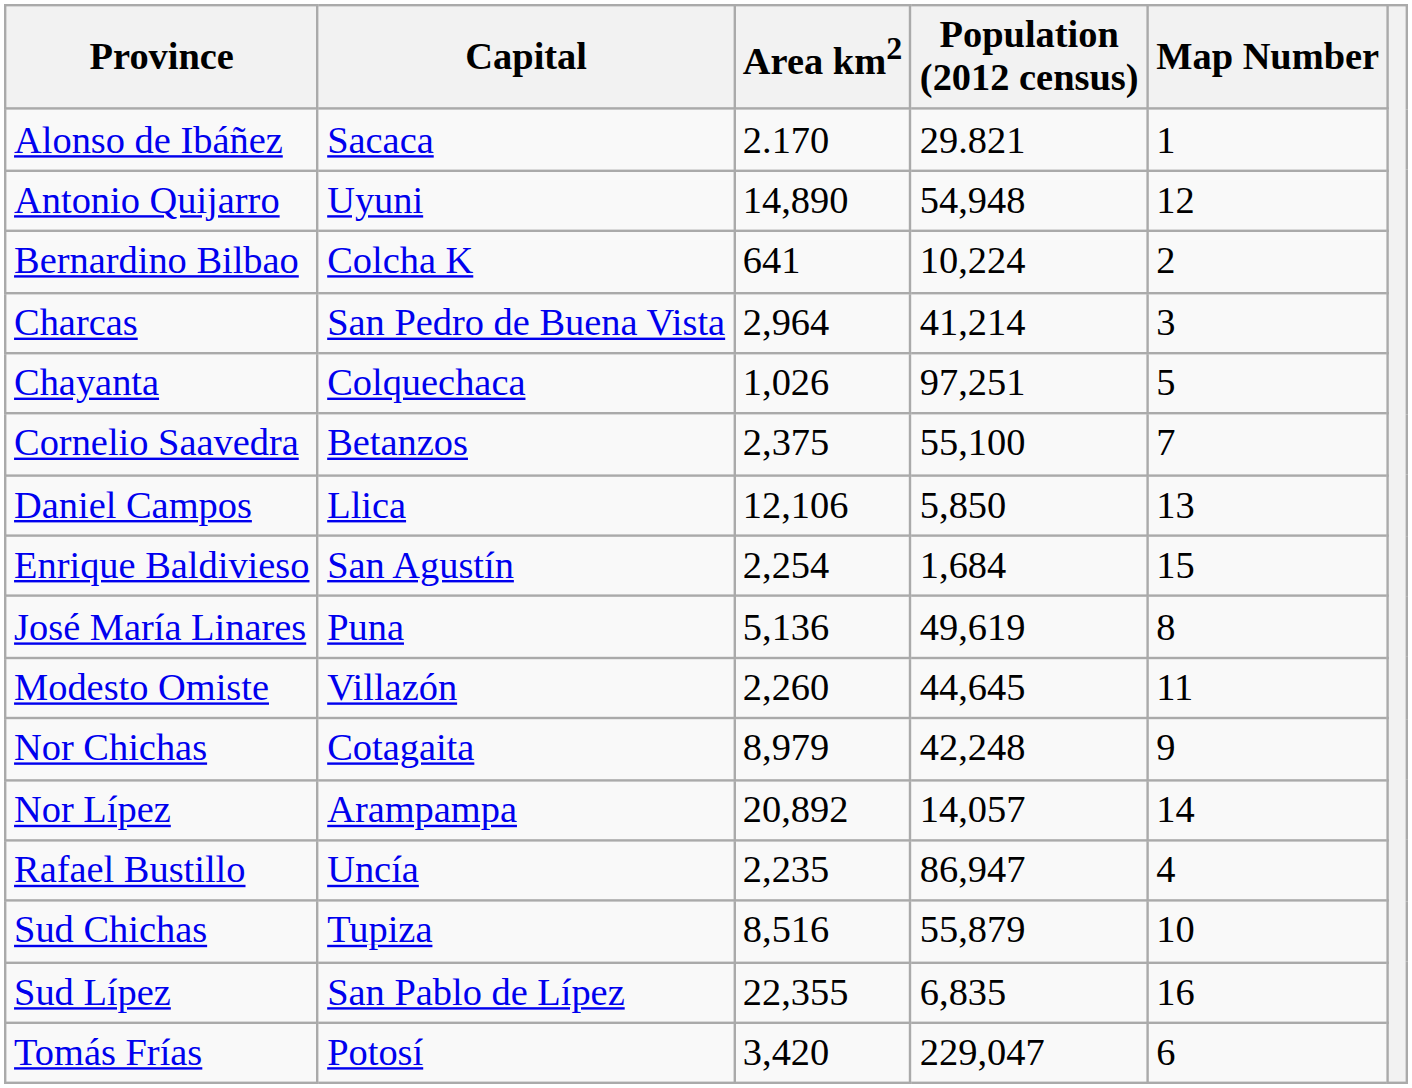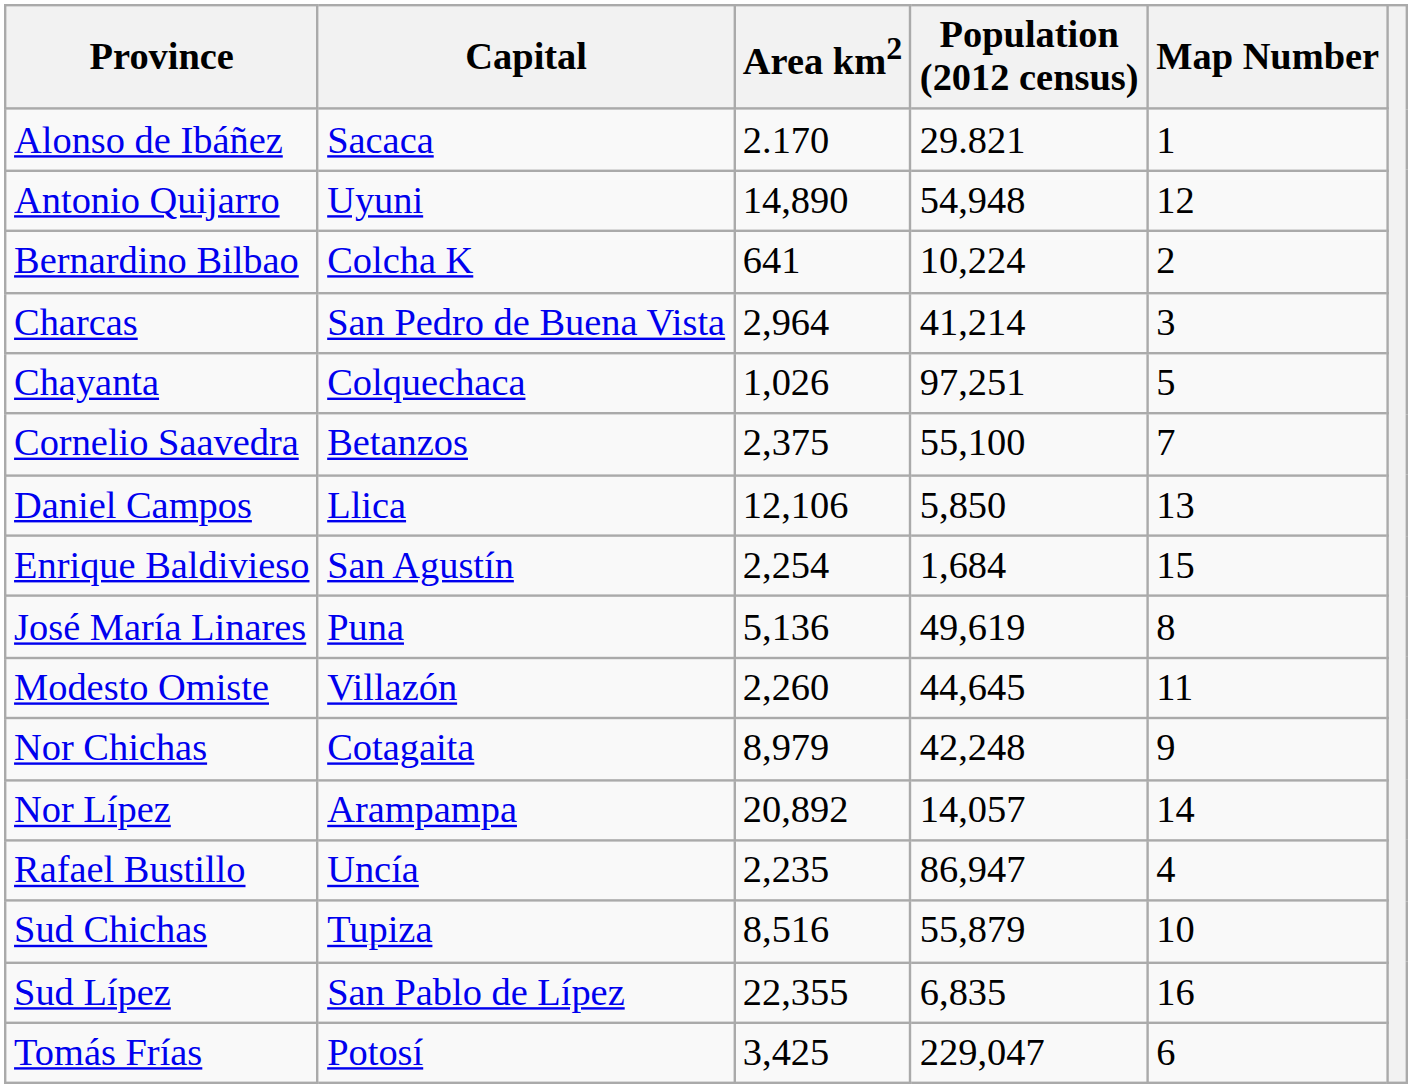(786, 1052) 3,420 -> (786, 1052) 3,425
